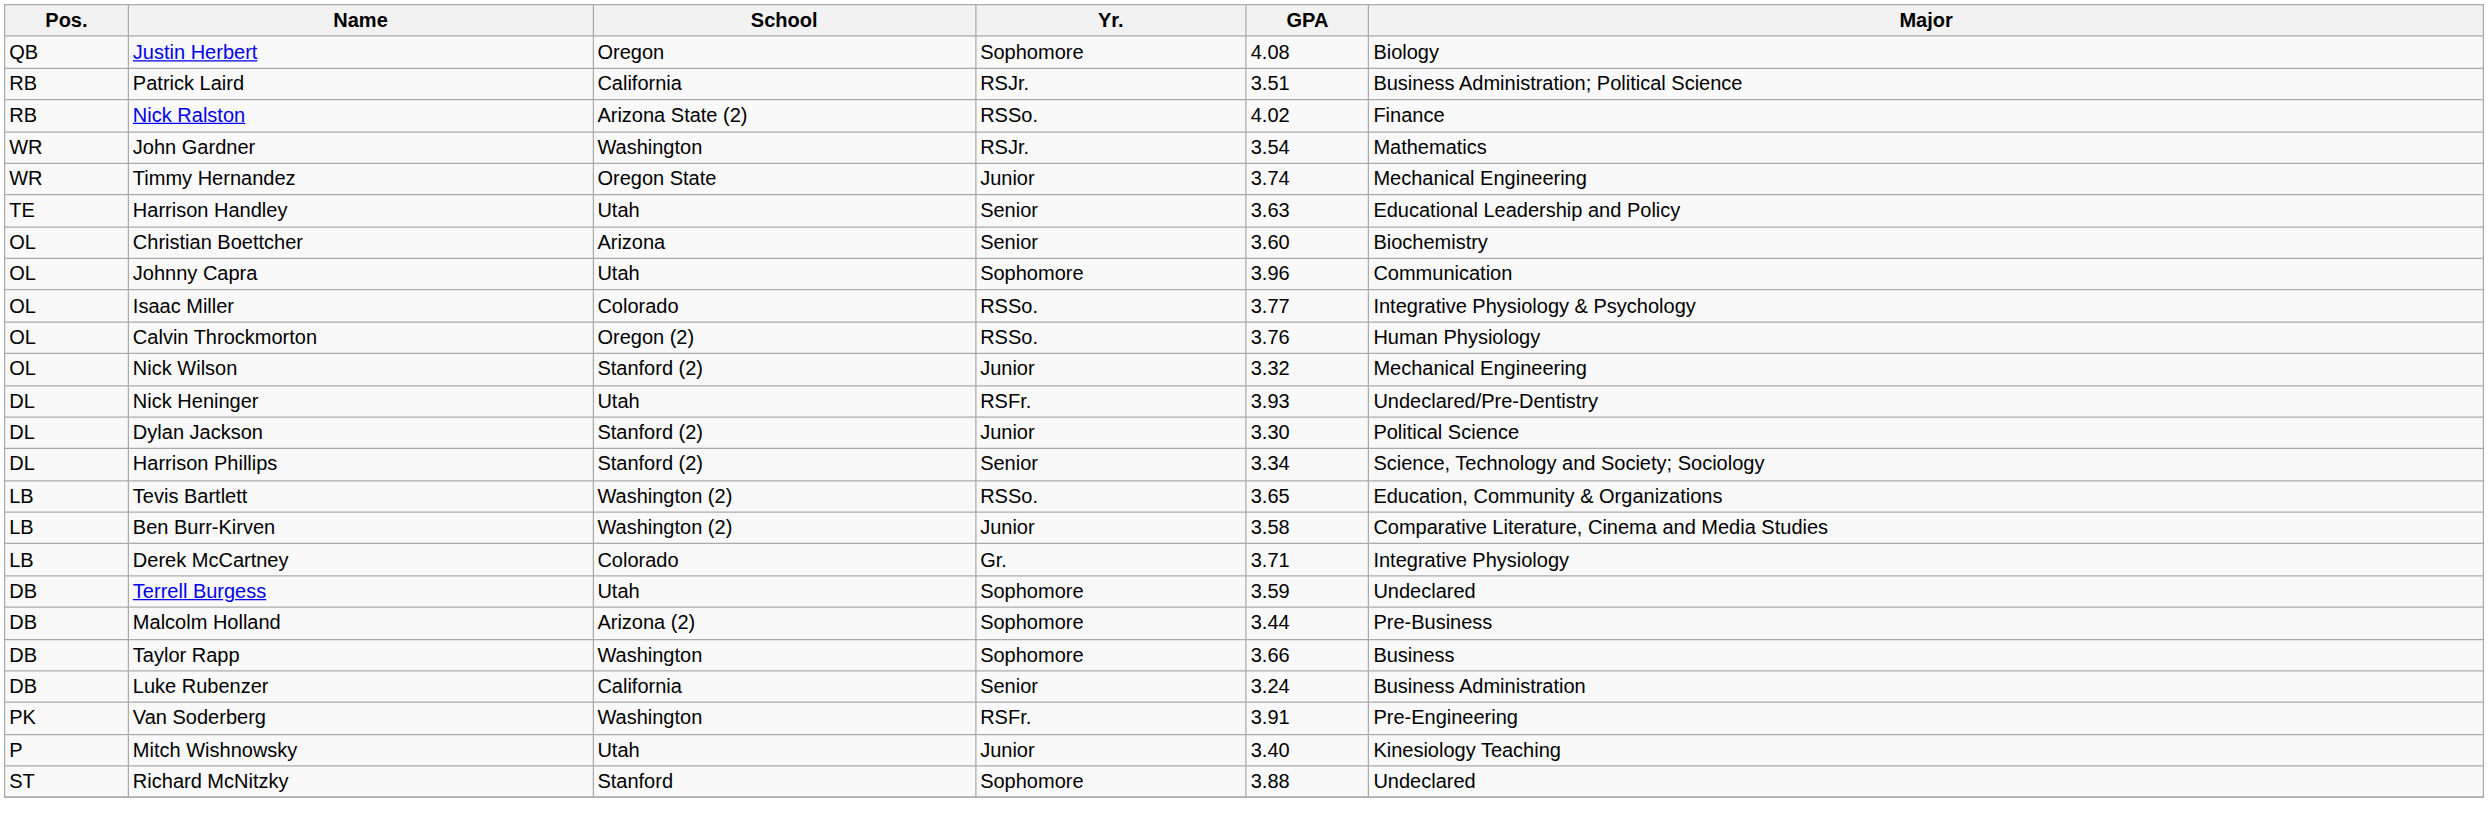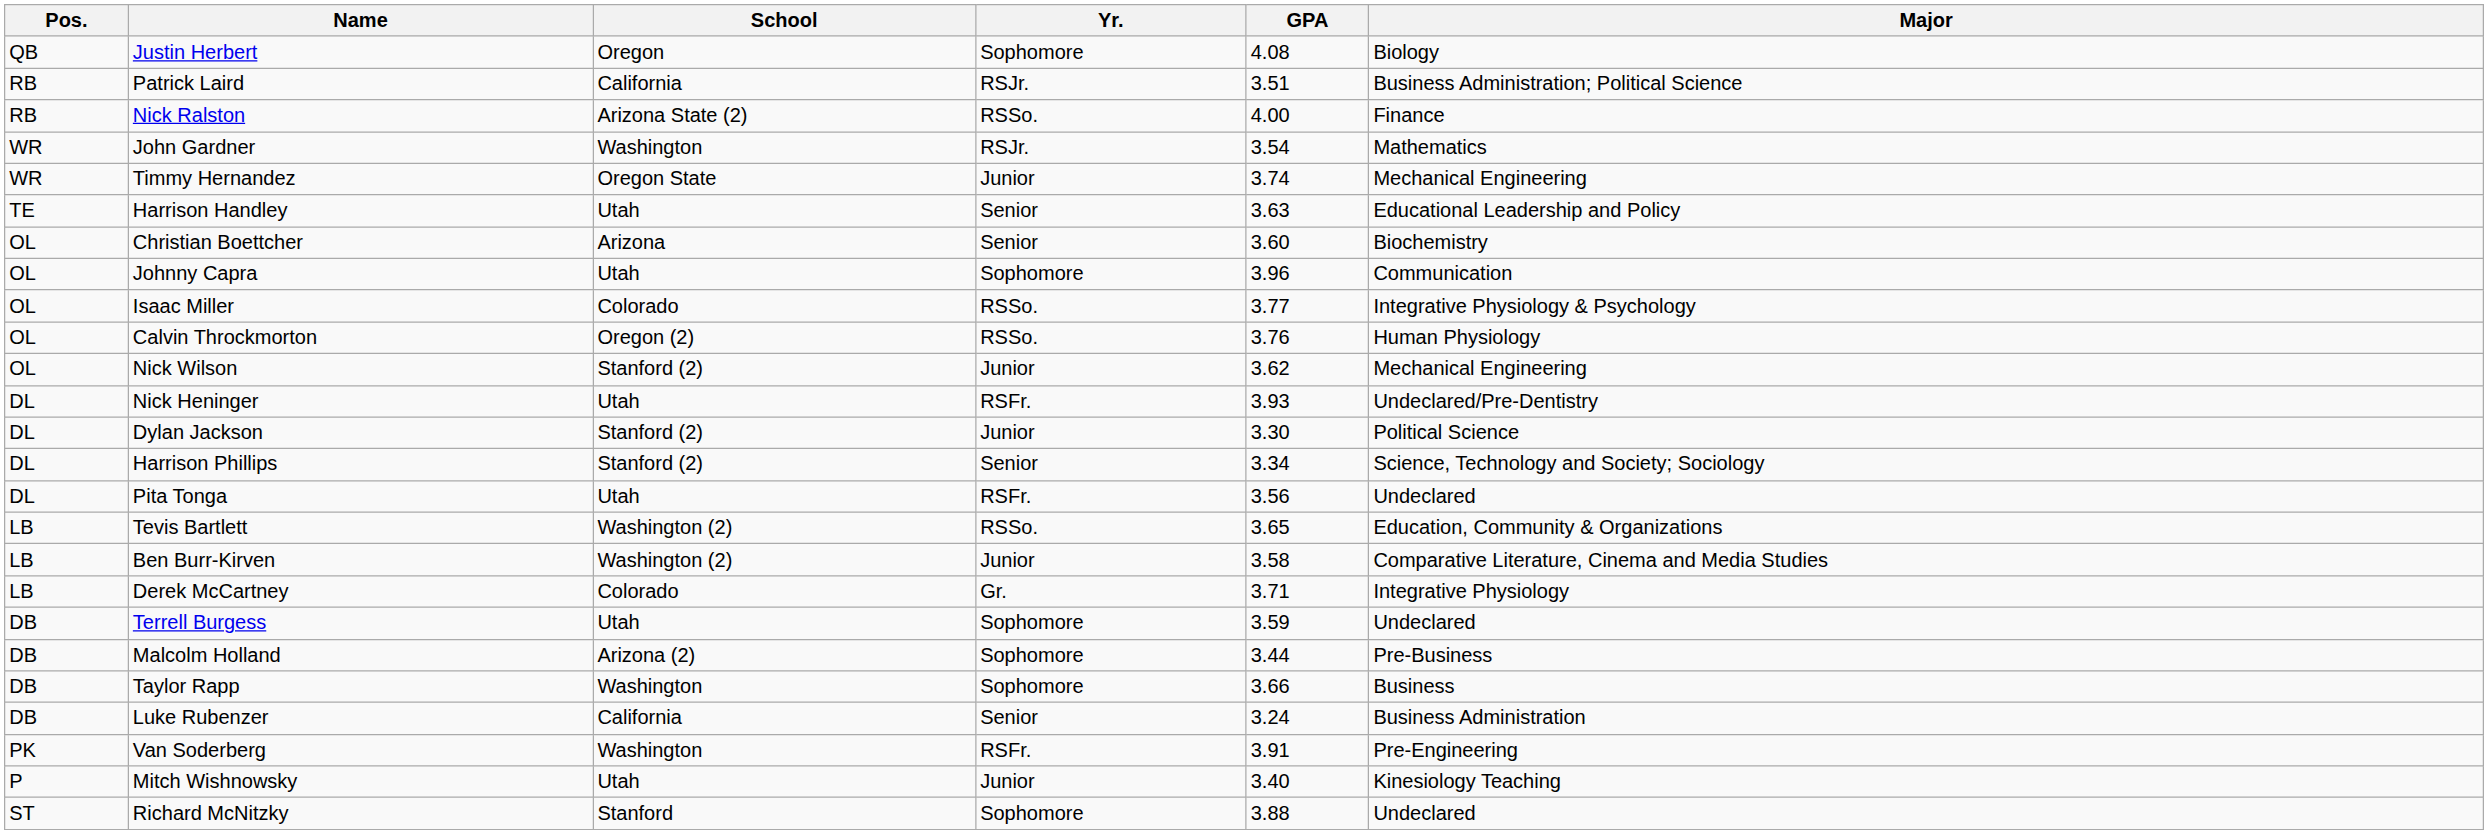(1270, 115) 4.02 -> (1270, 115) 4.00
(1270, 369) 3.32 -> (1270, 369) 3.62
+ row: (180, 496)
